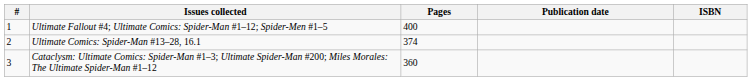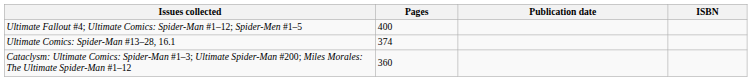- column: (17, 12)
